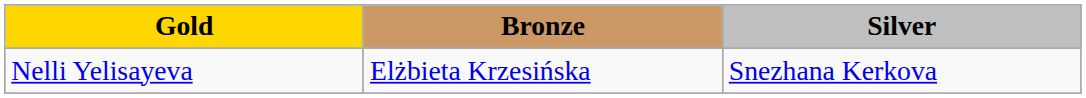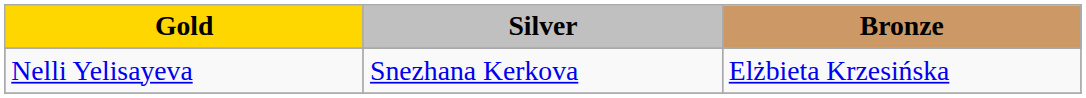columns swapped: (902, 26) <-> (543, 26)
